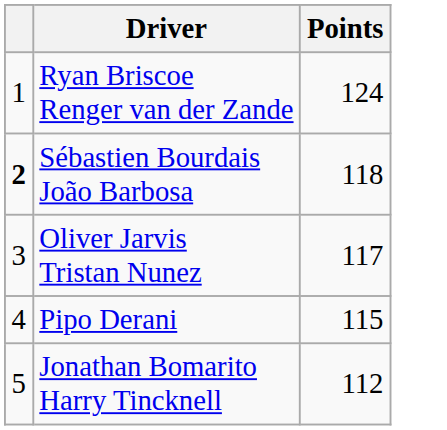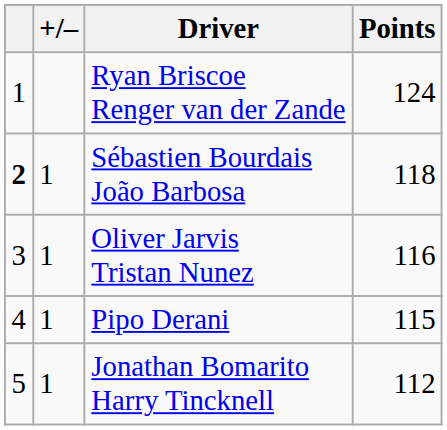+ column: (59, 28)
(362, 255) 117 -> (415, 255) 116
